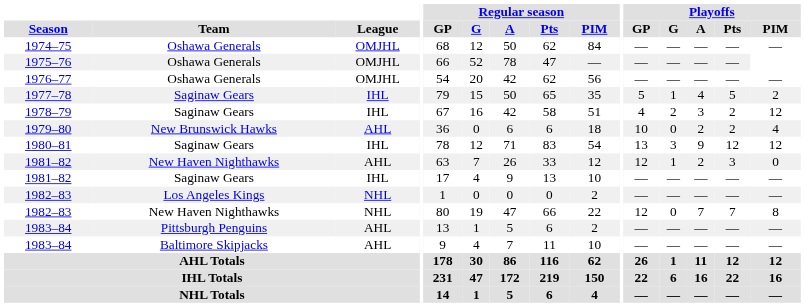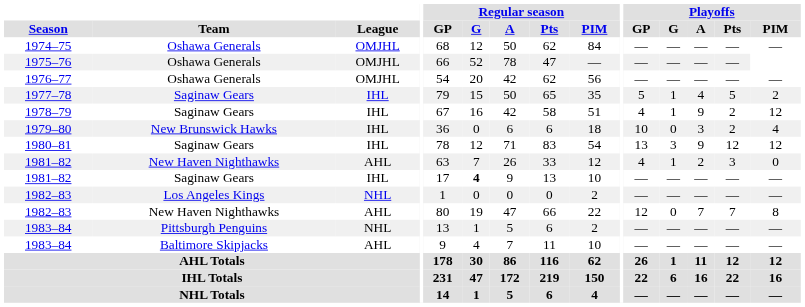(673, 111) 2 -> (673, 111) 1
(701, 111) 3 -> (701, 111) 9
(378, 128) AHL -> (378, 128) IHL
(701, 128) 2 -> (701, 128) 3
(641, 161) 12 -> (641, 161) 4
(476, 178) normal -> (476, 178) bold
(378, 211) NHL -> (378, 211) AHL
(378, 228) AHL -> (378, 228) NHL
